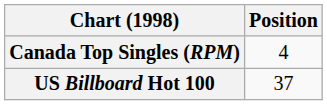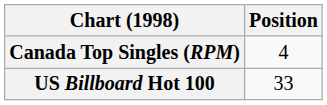(284, 83) 37 -> (284, 83) 33
